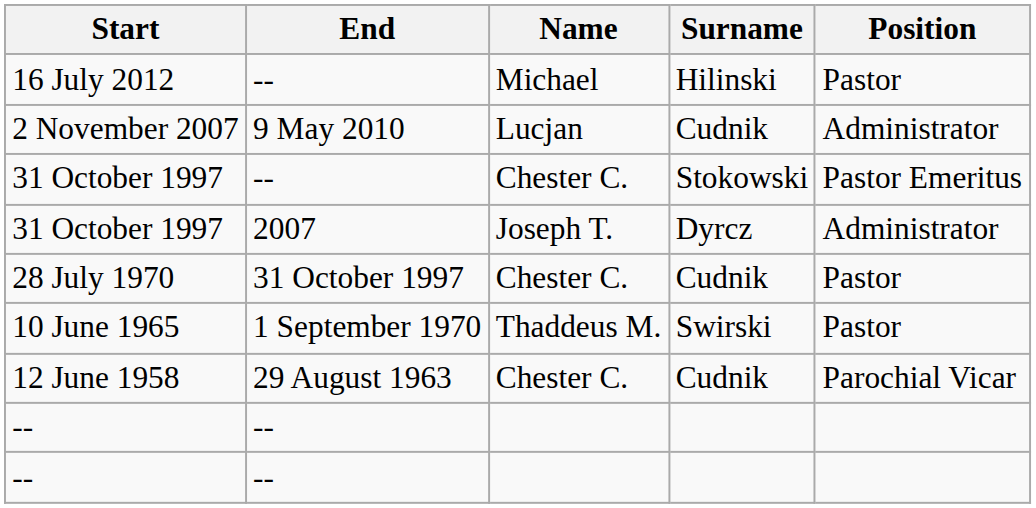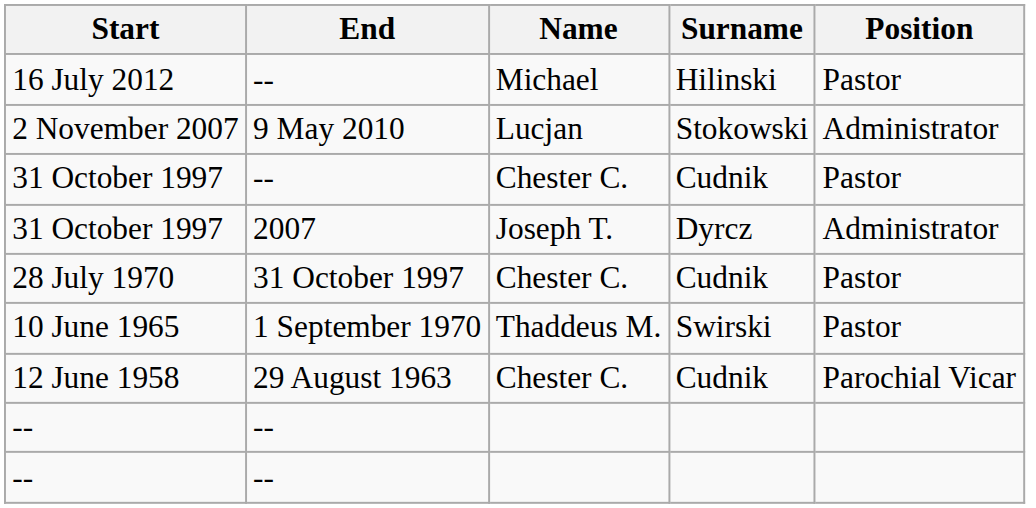(722, 128) Cudnik -> (742, 128) Stokowski
(742, 178) Stokowski -> (722, 178) Cudnik
(922, 178) Pastor Emeritus -> (862, 178) Pastor
